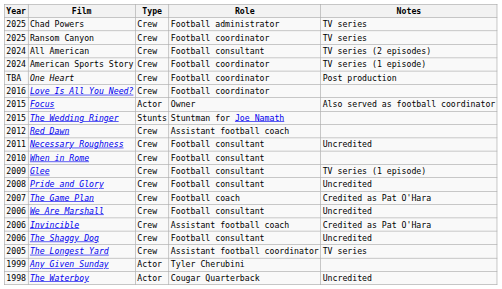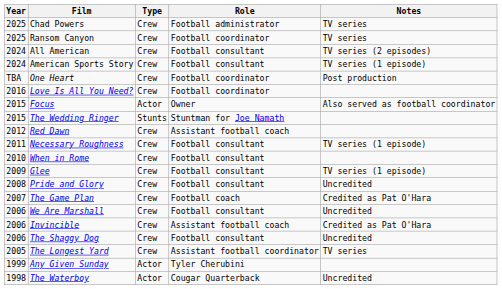(220, 64) Football coordinator -> (218, 64) Football consultant
(347, 144) Uncredited -> (374, 144) TV series (1 episode)
